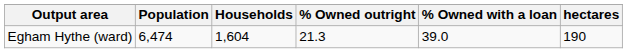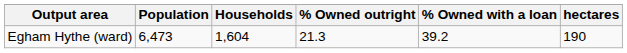(156, 36) 6,474 -> (156, 36) 6,473
(435, 36) 39.0 -> (435, 36) 39.2
